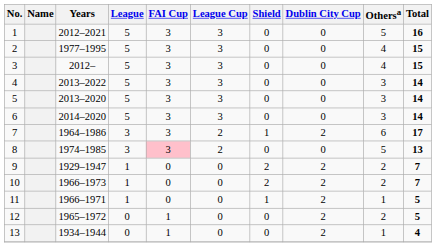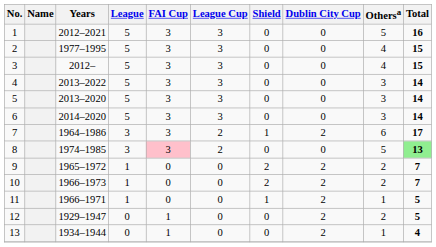(418, 149) no background -> (418, 149) lightgreen background
(82, 166) 1929–1947 -> (82, 166) 1965–1972
(82, 216) 1965–1972 -> (82, 216) 1929–1947
